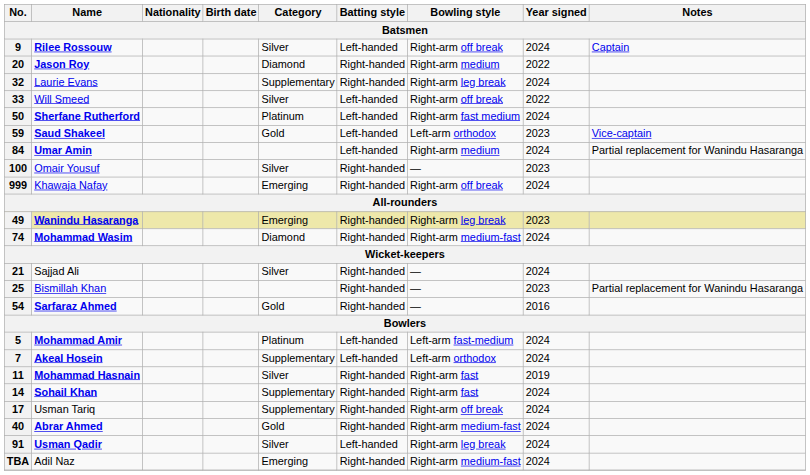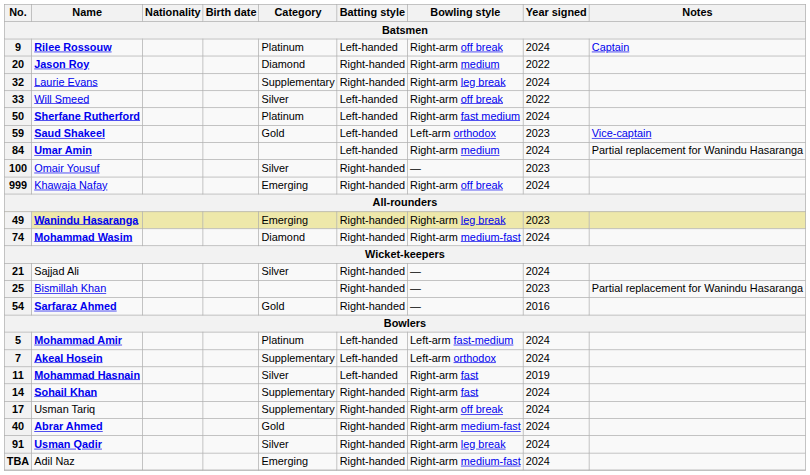(275, 47) Silver -> (283, 47) Platinum
(372, 375) Right-handed -> (369, 375) Left-handed
(369, 444) Left-handed -> (372, 444) Right-handed
